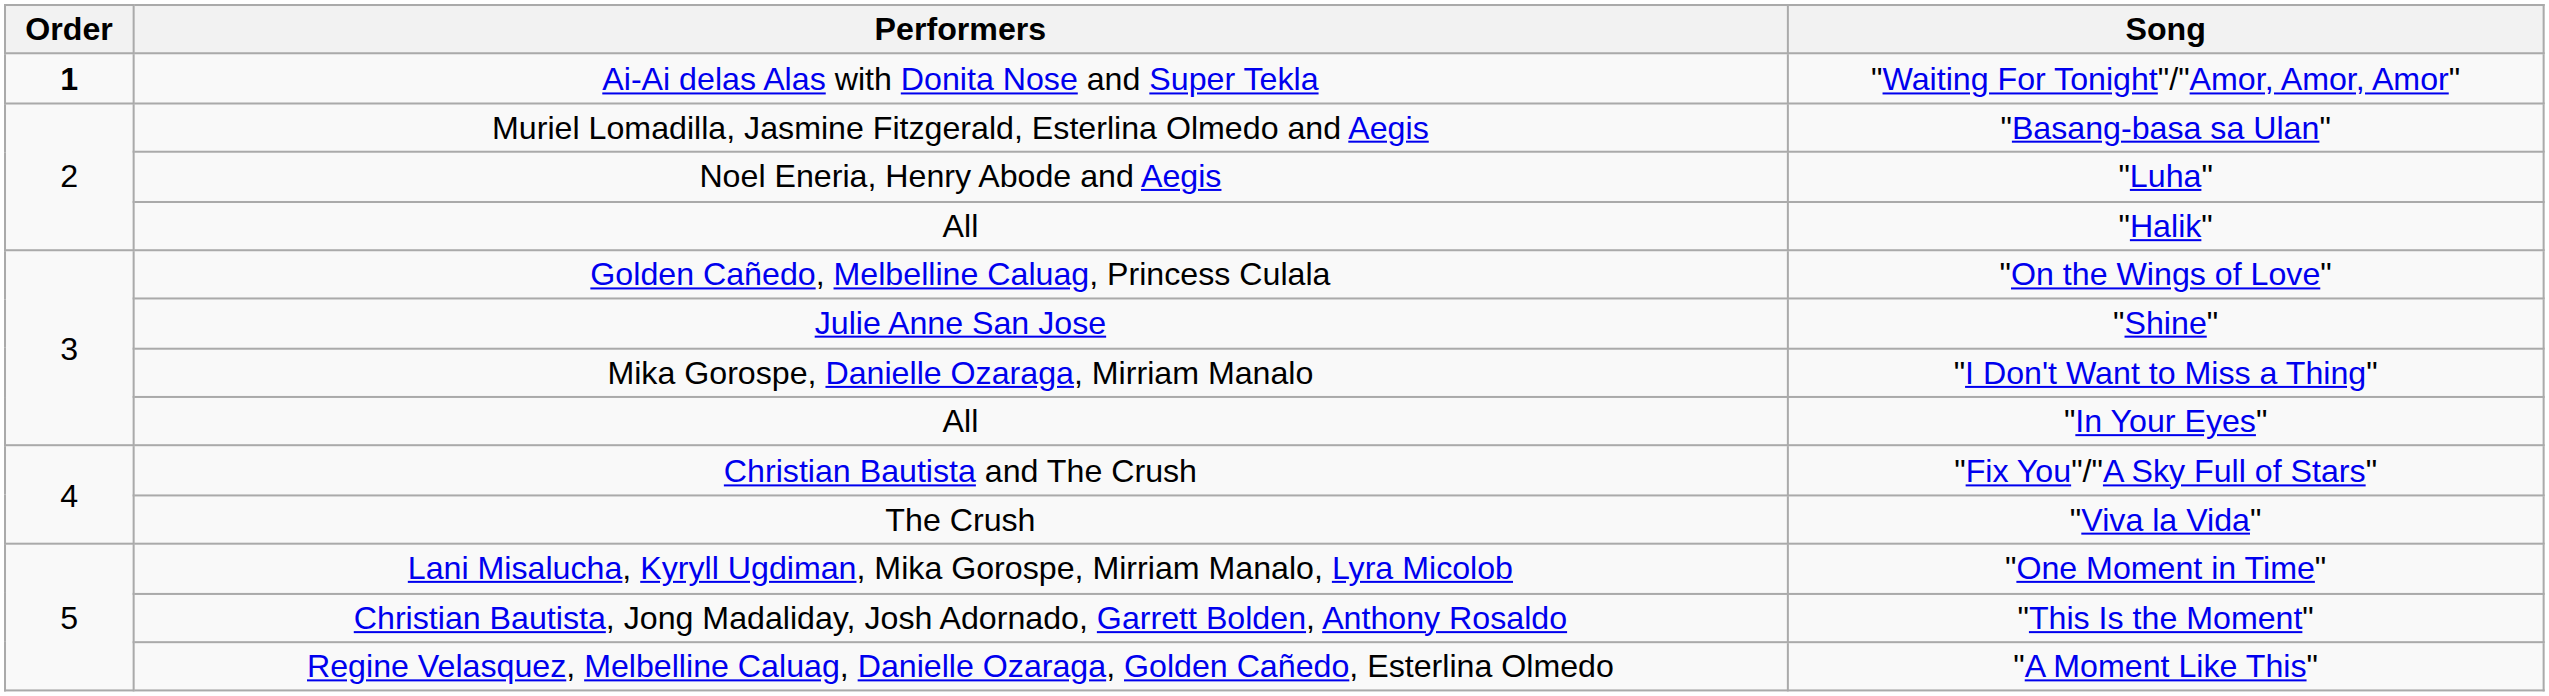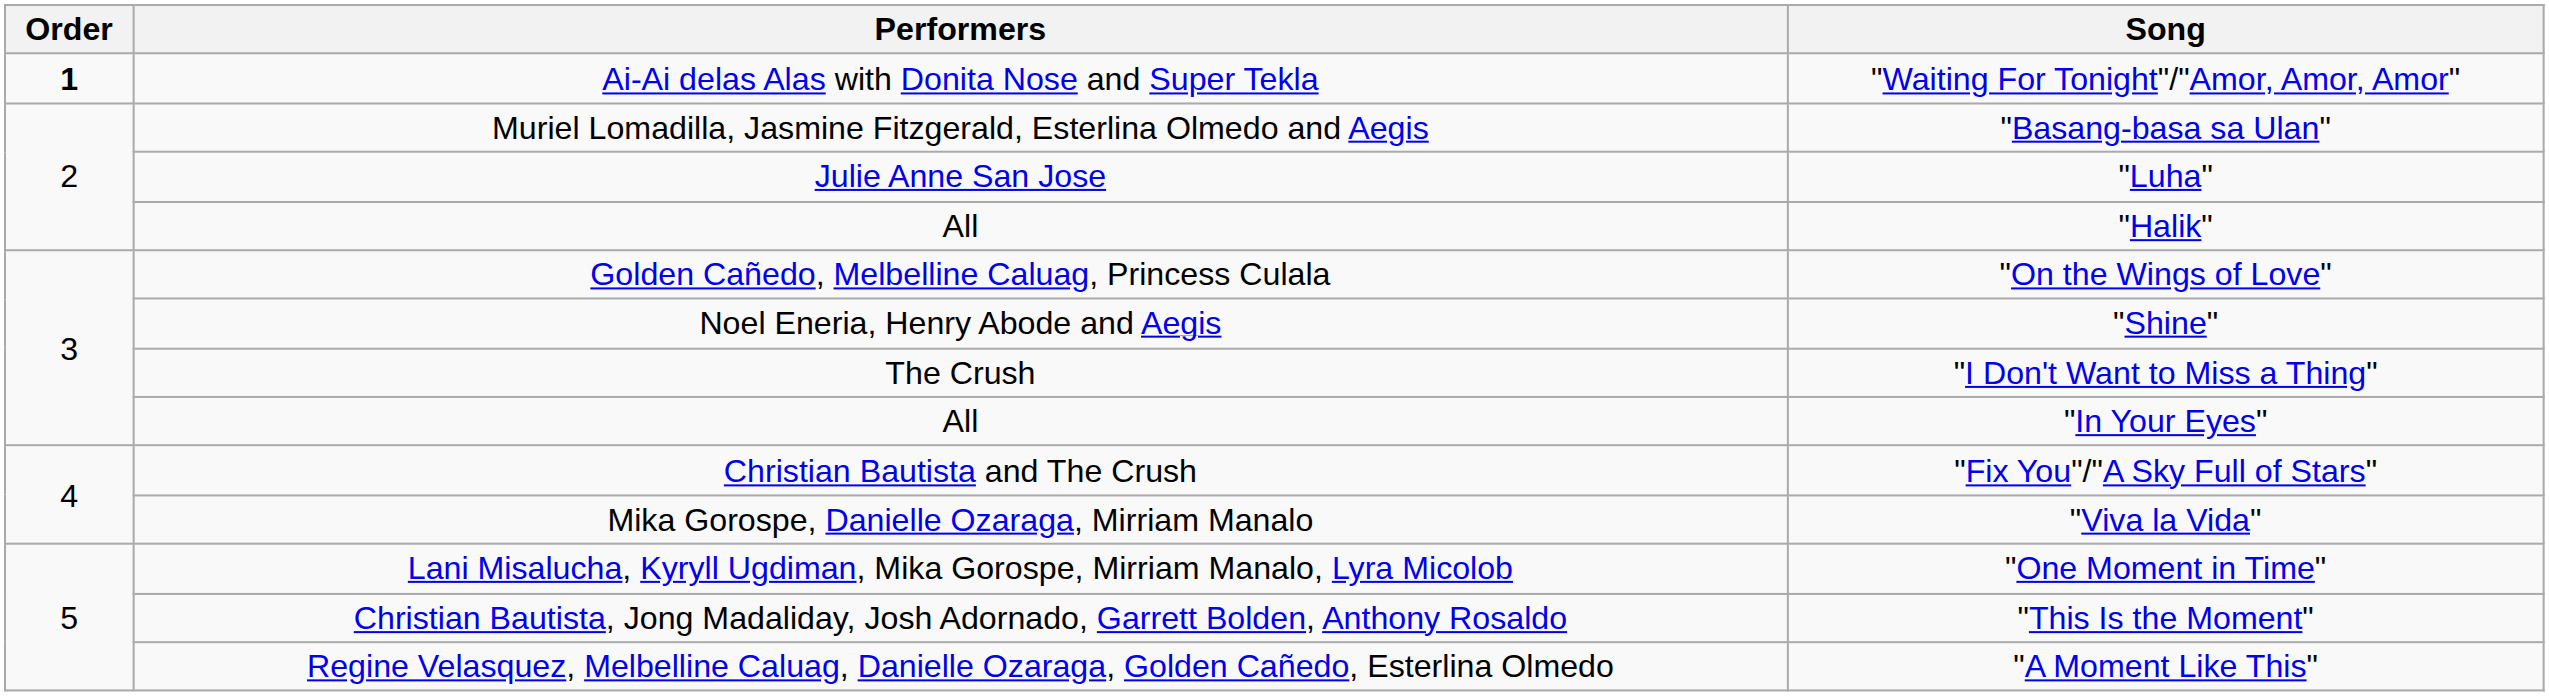(960, 176) Noel Eneria, Henry Abode and Aegis -> (960, 176) Julie Anne San Jose
(960, 323) Julie Anne San Jose -> (960, 323) Noel Eneria, Henry Abode and Aegis
(960, 372) Mika Gorospe, Danielle Ozaraga, Mirriam Manalo -> (960, 372) The Crush
(960, 519) The Crush -> (960, 519) Mika Gorospe, Danielle Ozaraga, Mirriam Manalo
